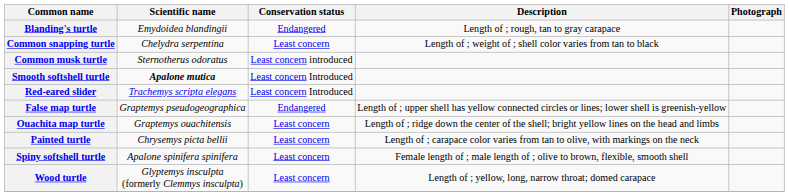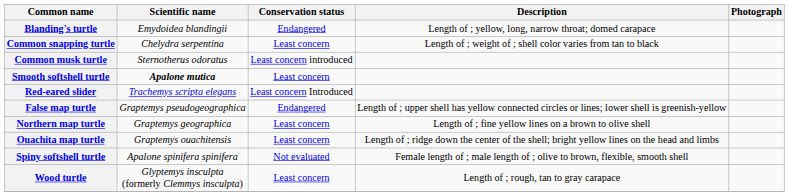(542, 28) Length of ; rough, tan to gray carapace -> (542, 28) Length of ; yellow, long, narrow throat; domed carapace
(302, 76) Least concern Introduced -> (302, 76) Least concern
+ row: (61, 124)
- row: (61, 140)
(302, 156) Least concern -> (302, 156) Not evaluated
(542, 178) Length of ; yellow, long, narrow throat; domed carapace -> (542, 178) Length of ; rough, tan to gray carapace
